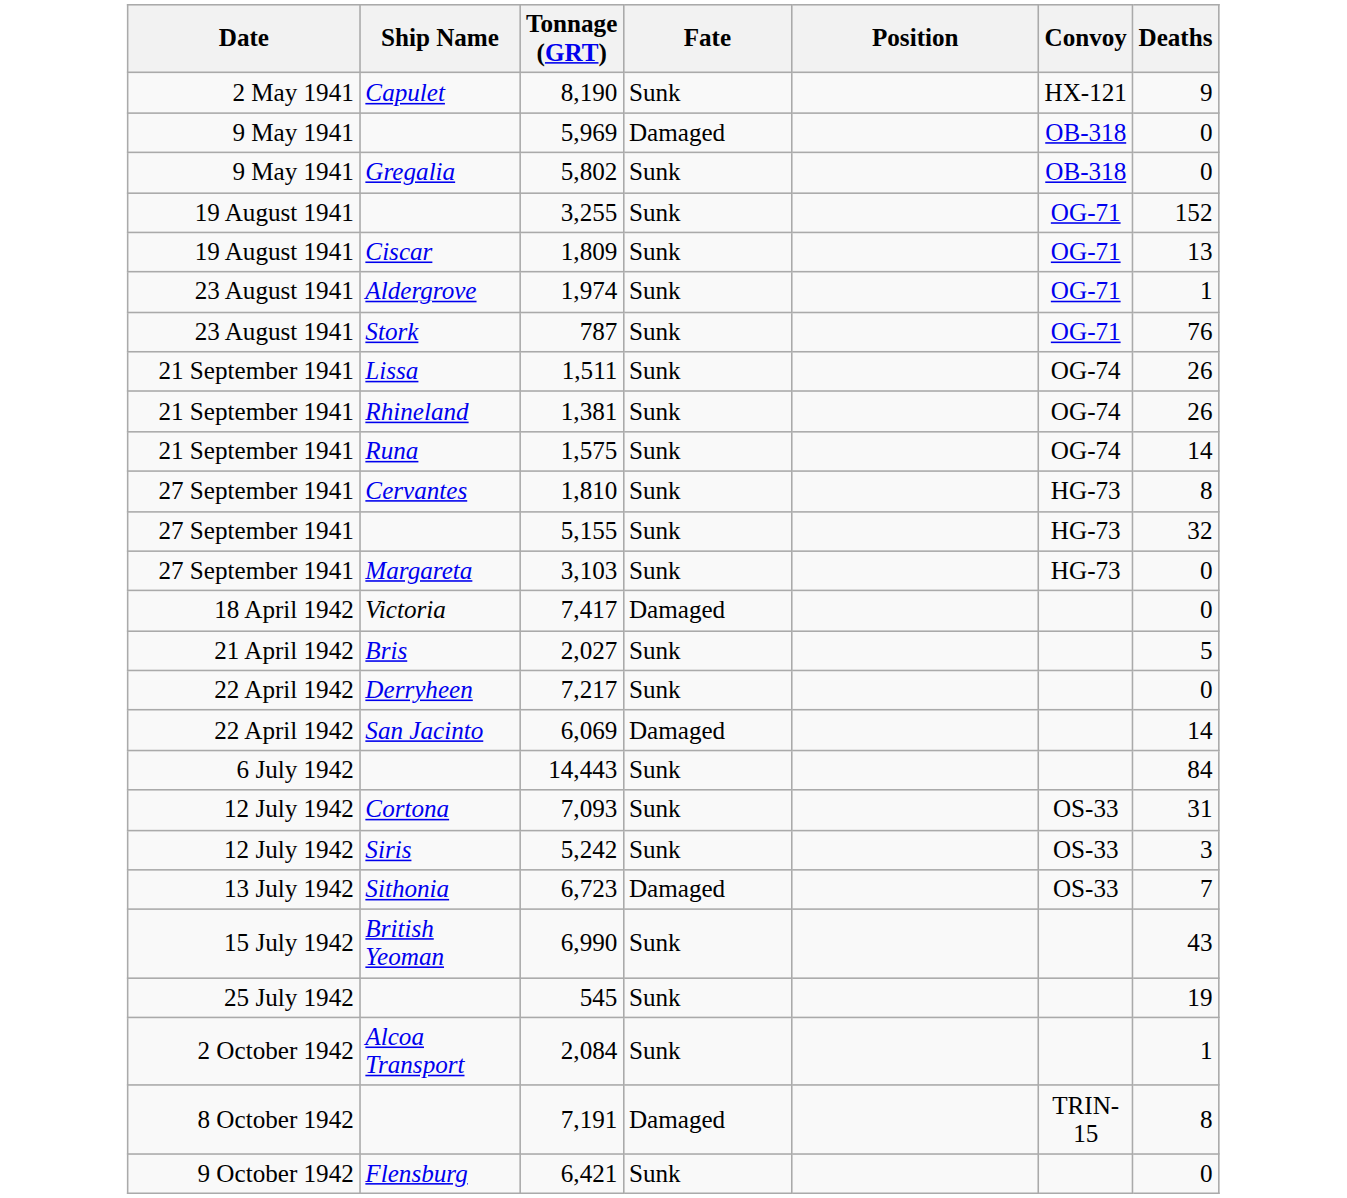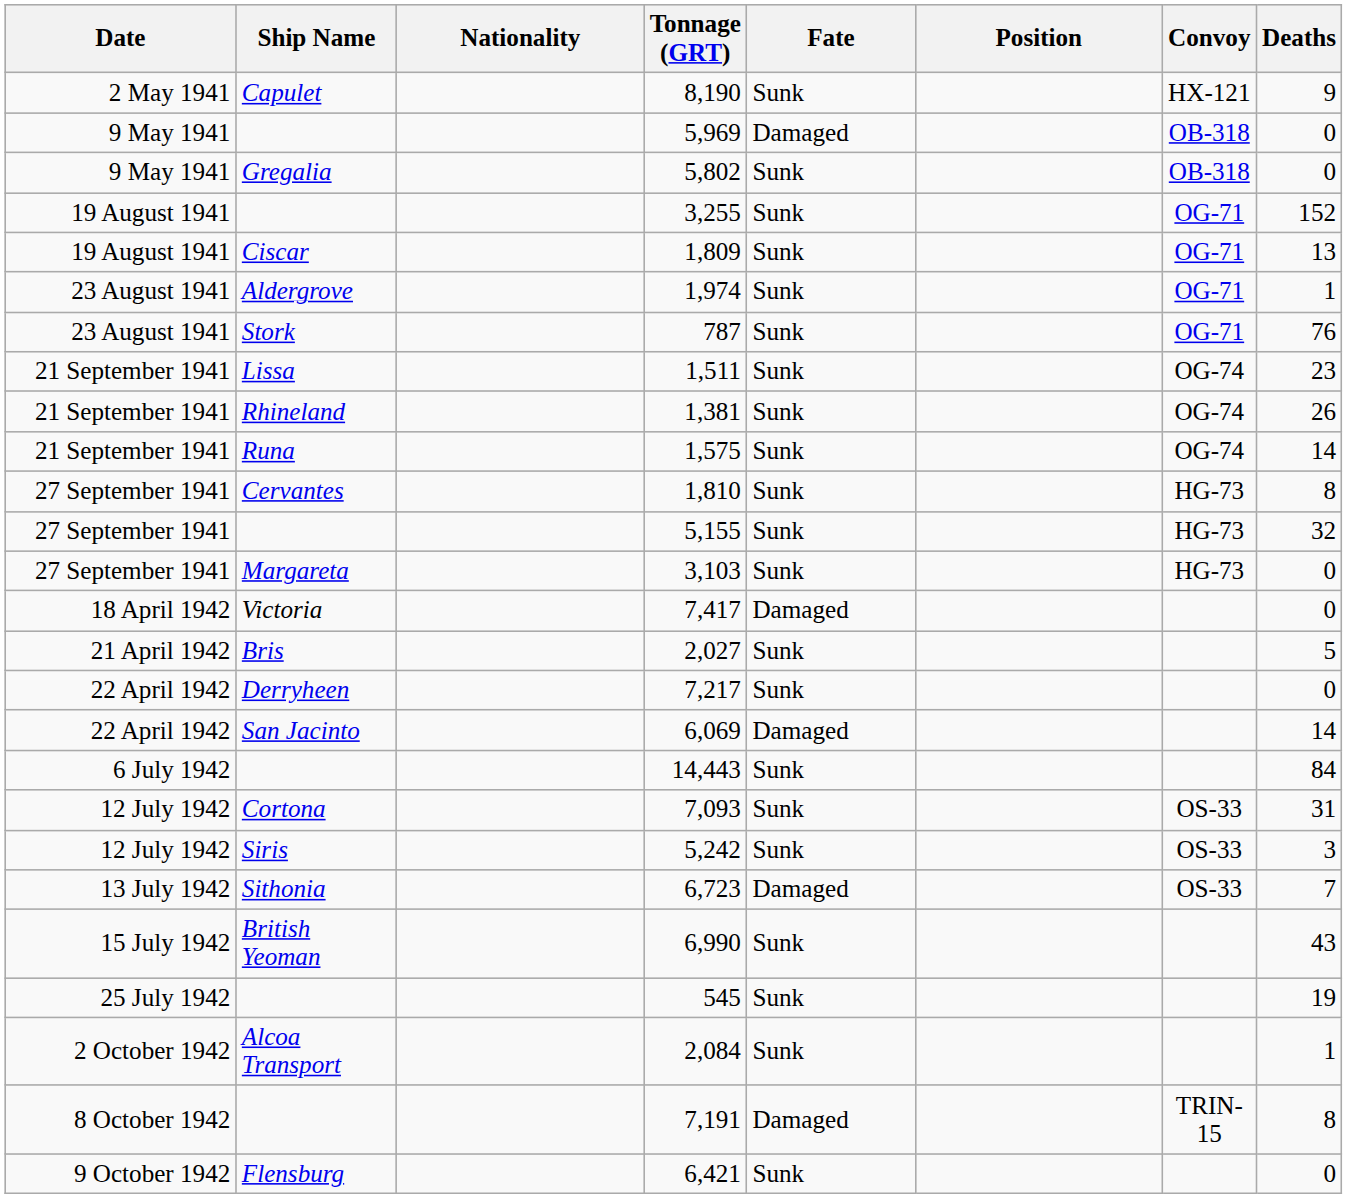+ column: (520, 38)
(1200, 371) 26 -> (1323, 371) 23
